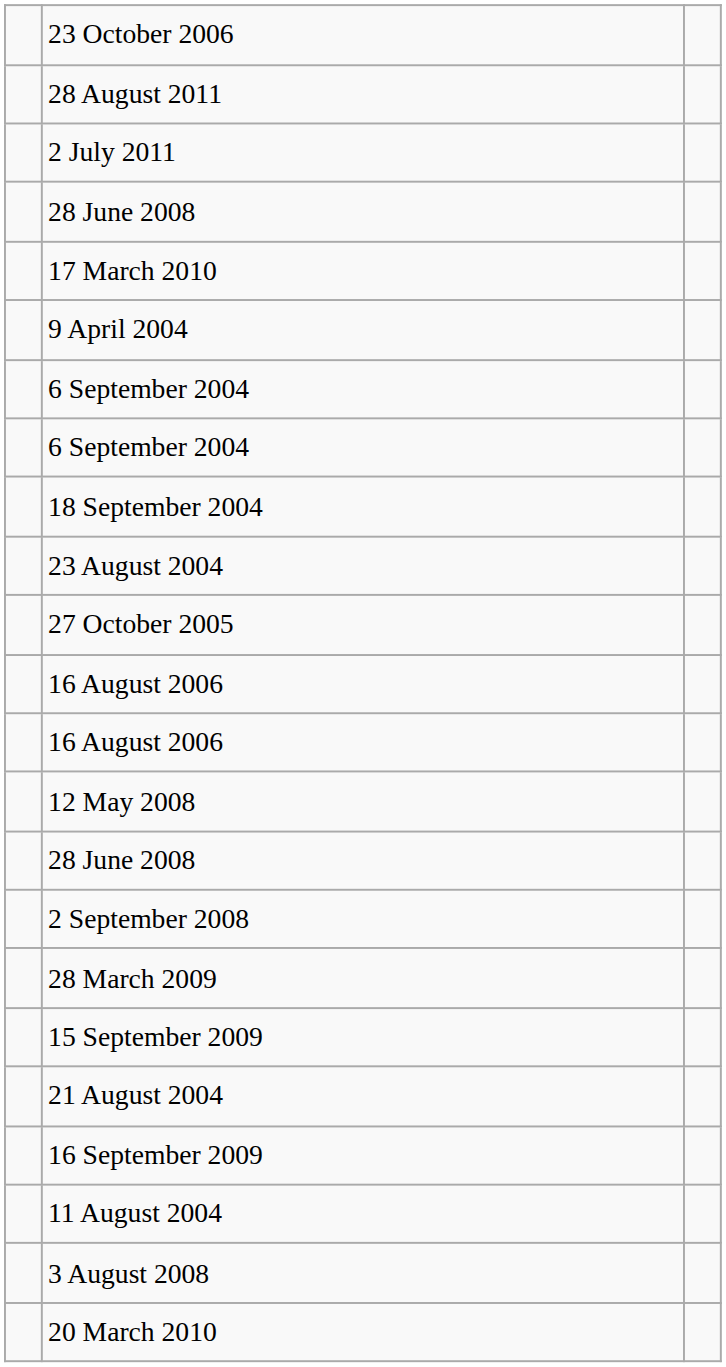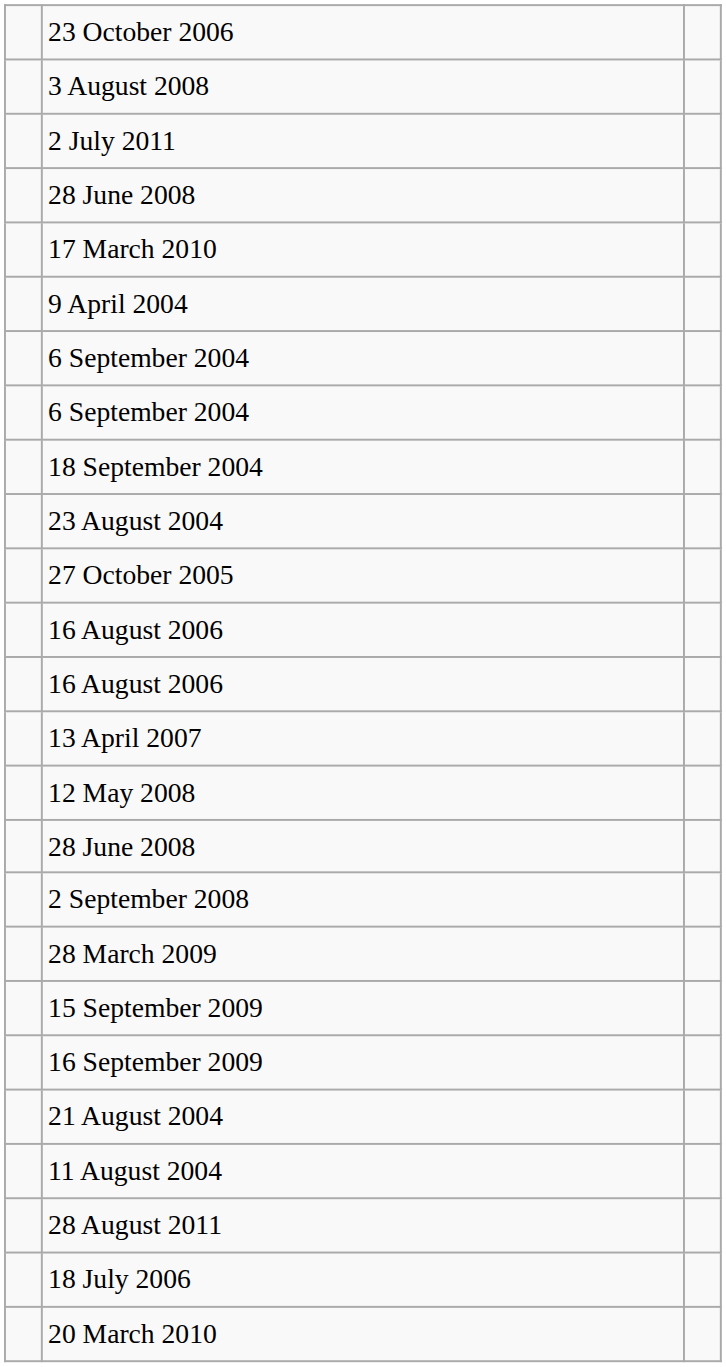rows swapped: (23, 1273) <-> (23, 94)
+ row: (23, 738)
rows swapped: (23, 1155) <-> (23, 1096)
+ row: (23, 1280)
